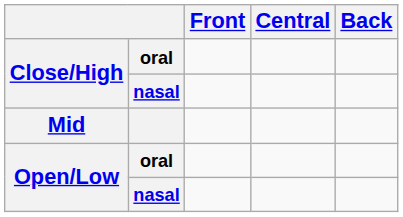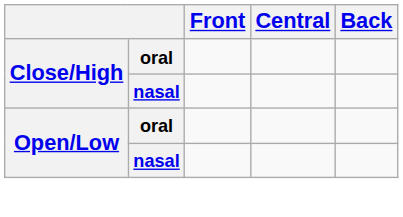- row: (67, 125)
